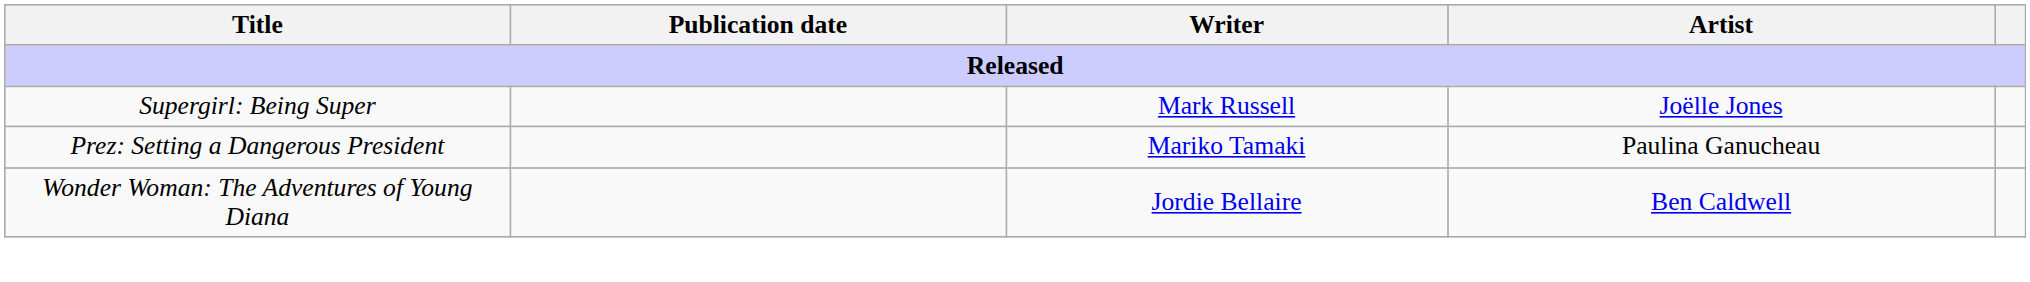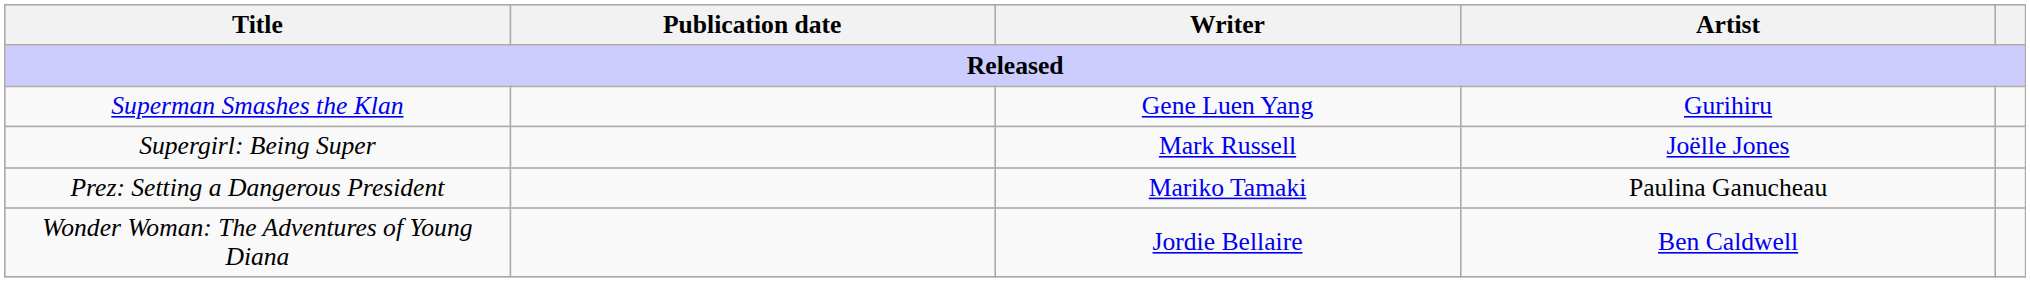+ row: (257, 106)
